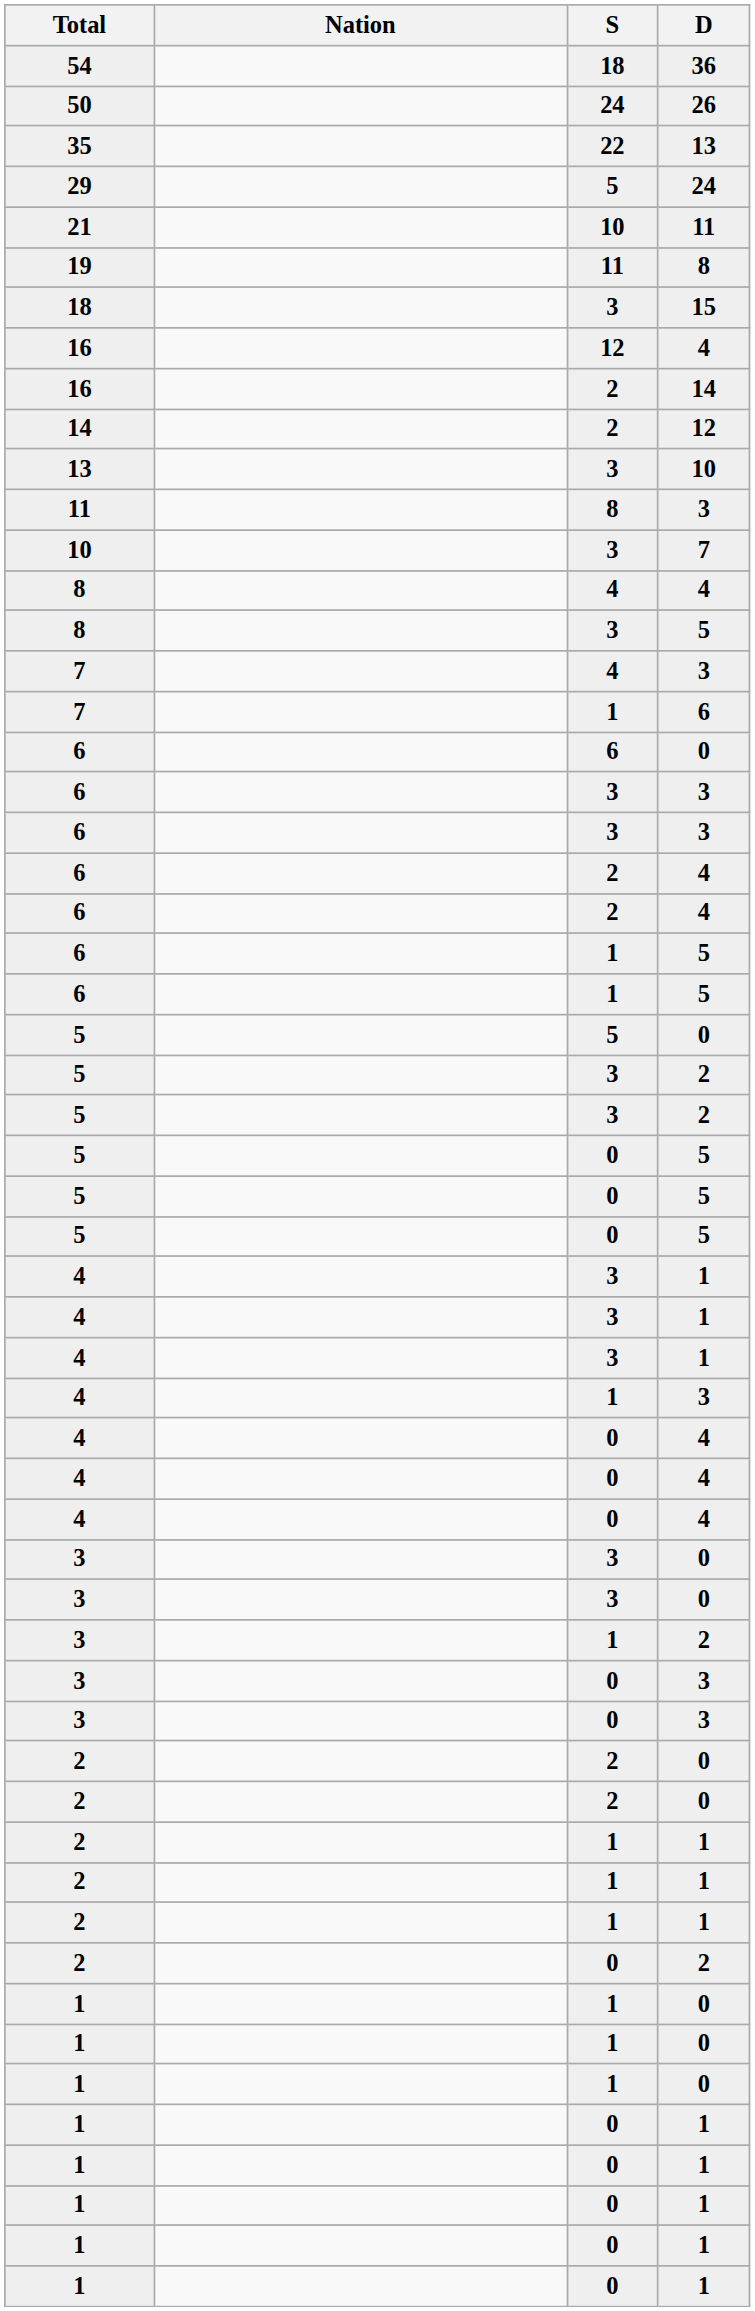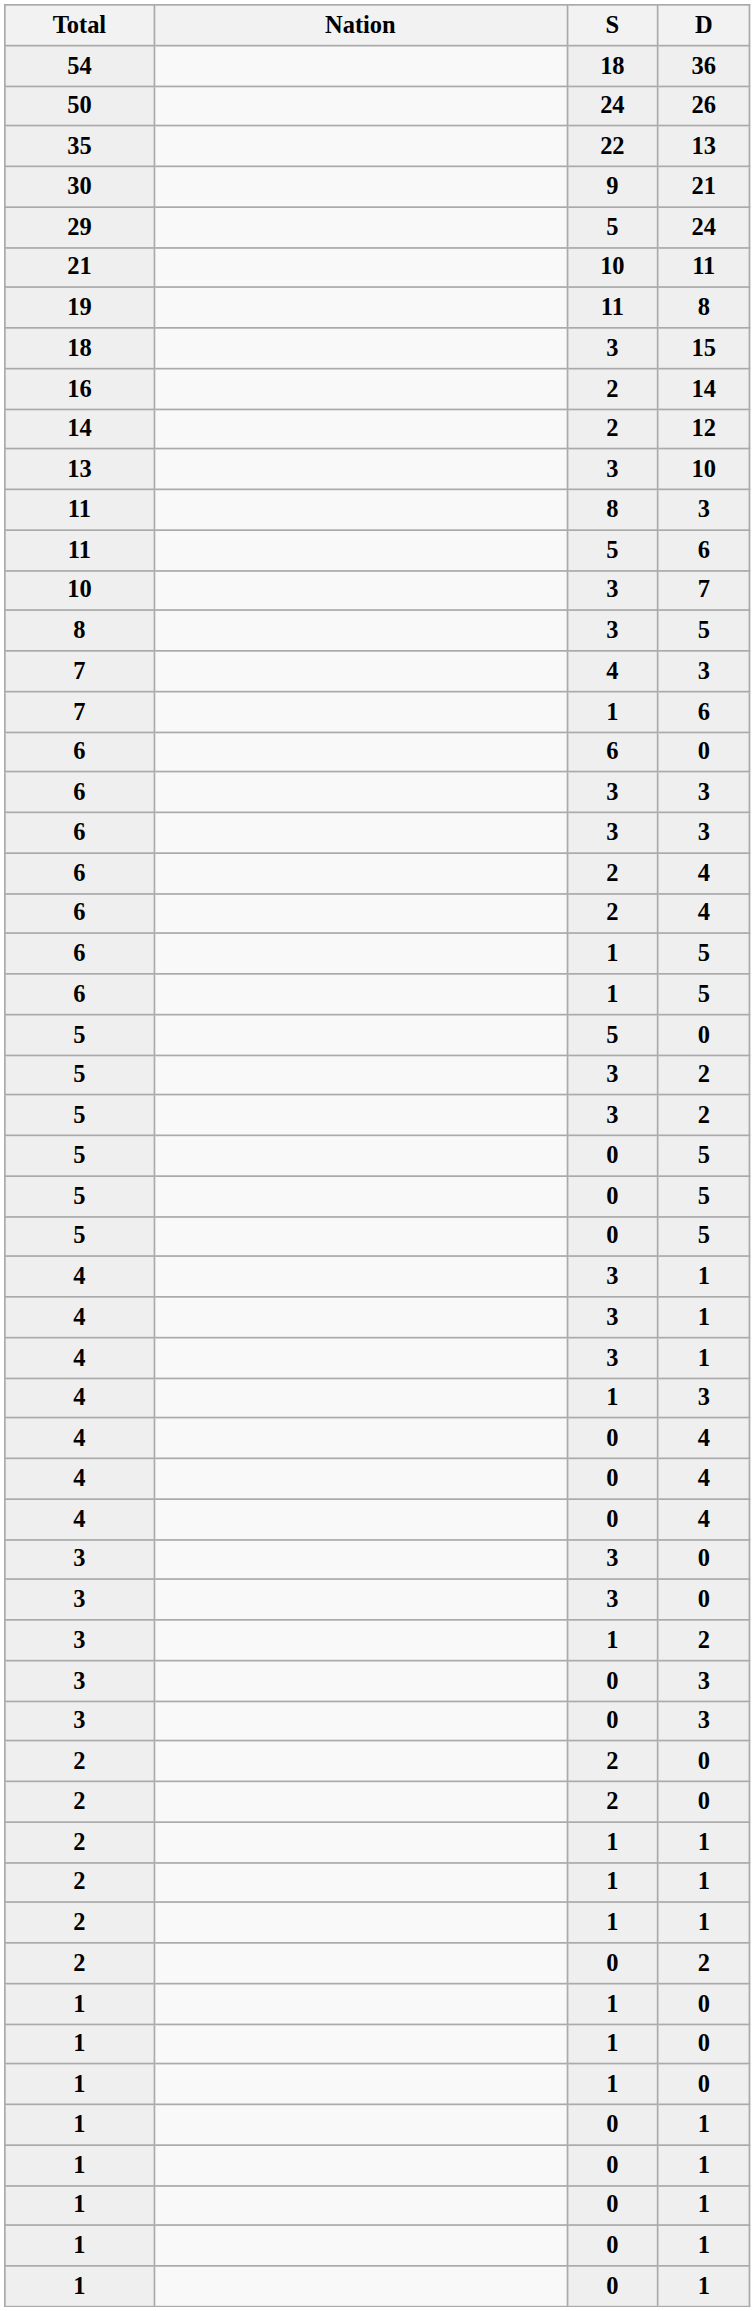+ row: (79, 186)
- row: (79, 348)
+ row: (79, 549)
- row: (79, 590)
